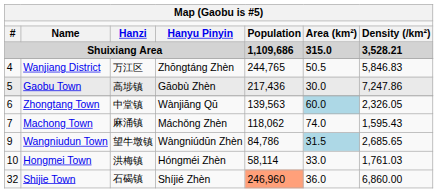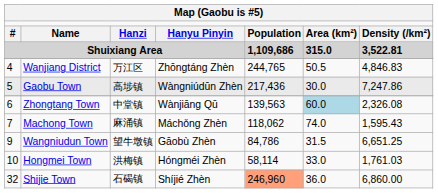(382, 51) 3,528.21 -> (382, 51) 3,522.81
(382, 68) 5,846.83 -> (382, 68) 4,846.83
(187, 87) Gāobù Zhèn -> (200, 87) Wàngniúdūn Zhèn
(382, 105) 2,326.05 -> (382, 105) 2,326.08
(200, 142) Wàngniúdūn Zhèn -> (187, 142) Gāobù Zhèn
(316, 142) lightblue background -> (316, 142) no background
(382, 142) 2,685.65 -> (382, 142) 6,651.25
